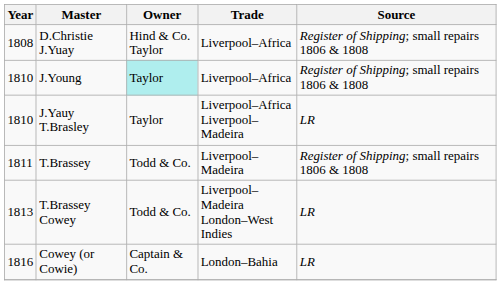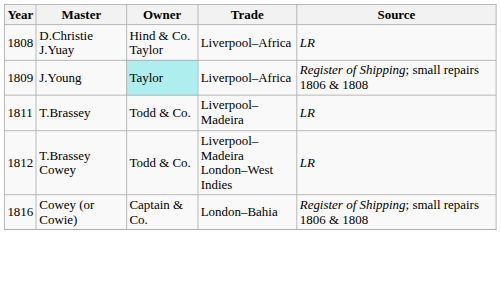(389, 42) Register of Shipping; small repairs 1806 & 1808 -> (307, 42) LR
(20, 77) 1810 -> (20, 77) 1809
- row: (64, 120)
(389, 162) Register of Shipping; small repairs 1806 & 1808 -> (307, 112) LR
(20, 212) 1813 -> (20, 162) 1812
(307, 262) LR -> (389, 212) Register of Shipping; small repairs 1806 & 1808
